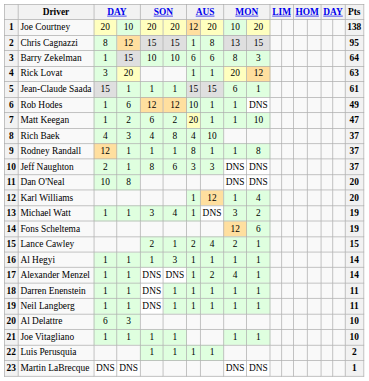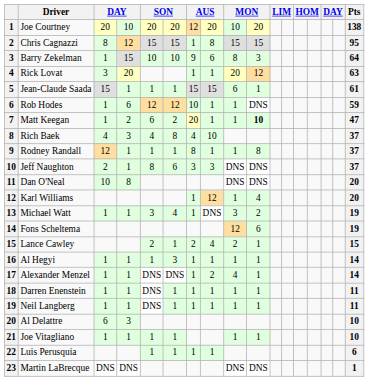(235, 42) 13 -> (235, 42) 15
(193, 58) 6 -> (193, 58) 9
(354, 104) 49 -> (354, 104) 59
(258, 120) normal -> (258, 120) bold
(354, 352) 2 -> (354, 352) 6
